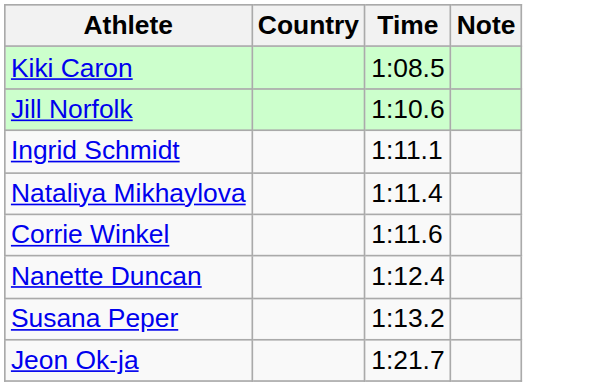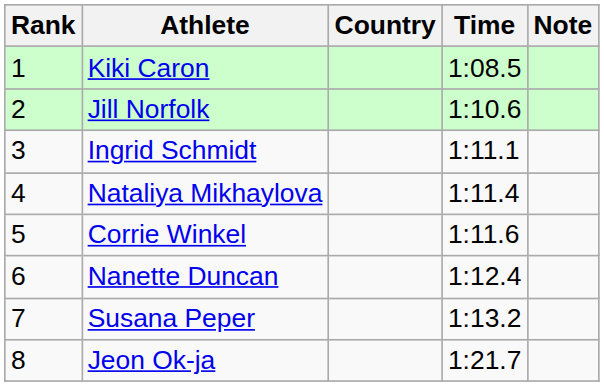+ column: (43, 25)
